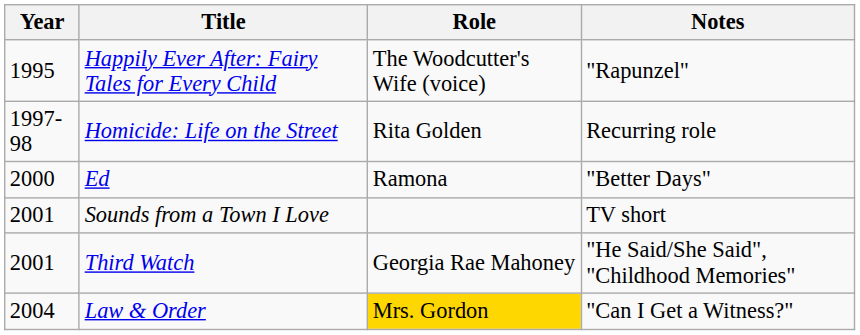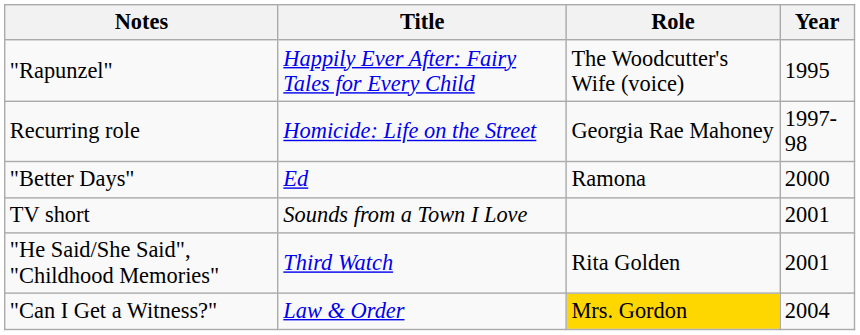columns swapped: (42, 22) <-> (718, 22)
(427, 131) Rita Golden -> (673, 131) Georgia Rae Mahoney
(474, 262) Georgia Rae Mahoney -> (626, 262) Rita Golden
